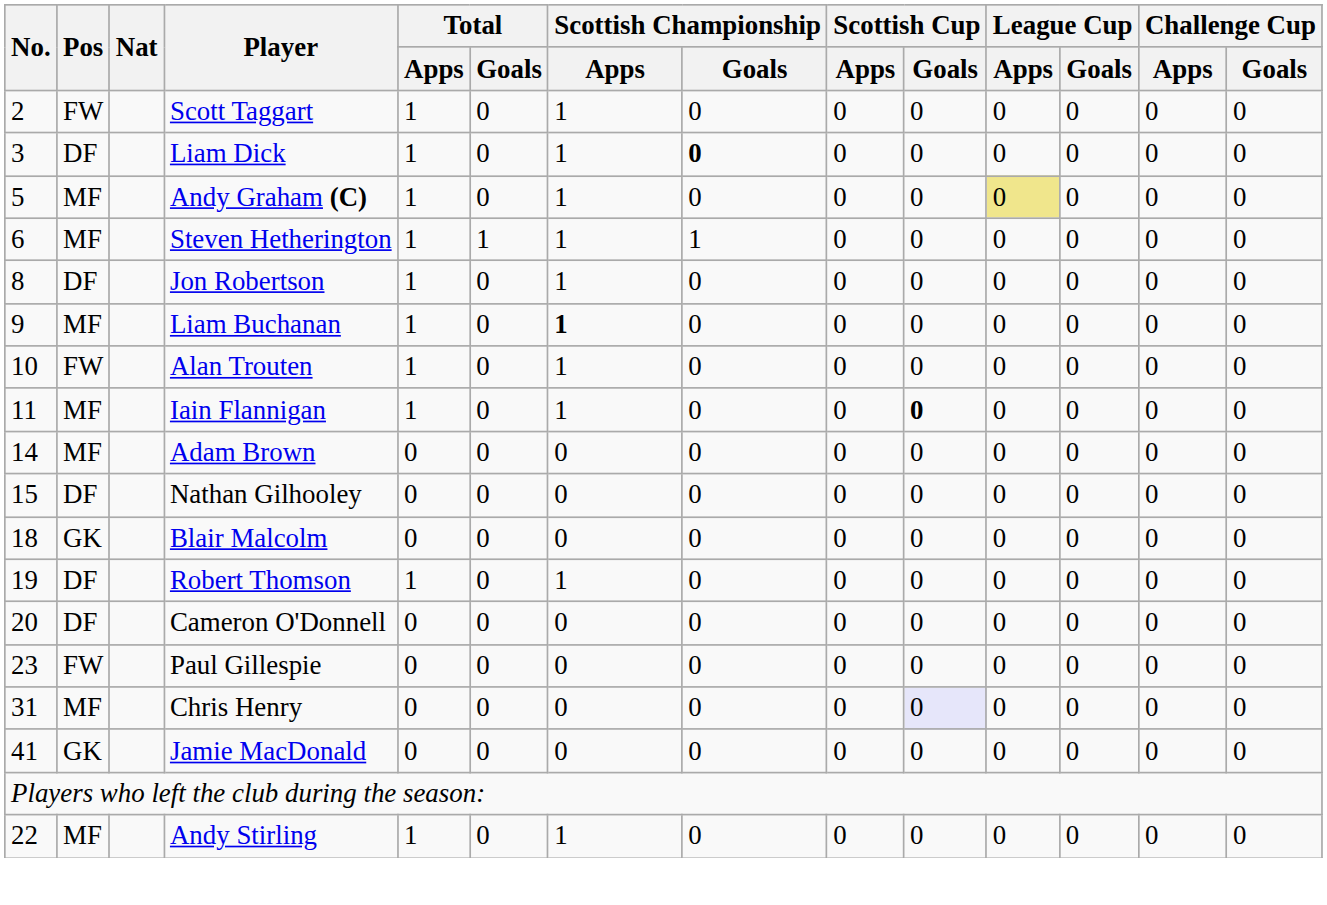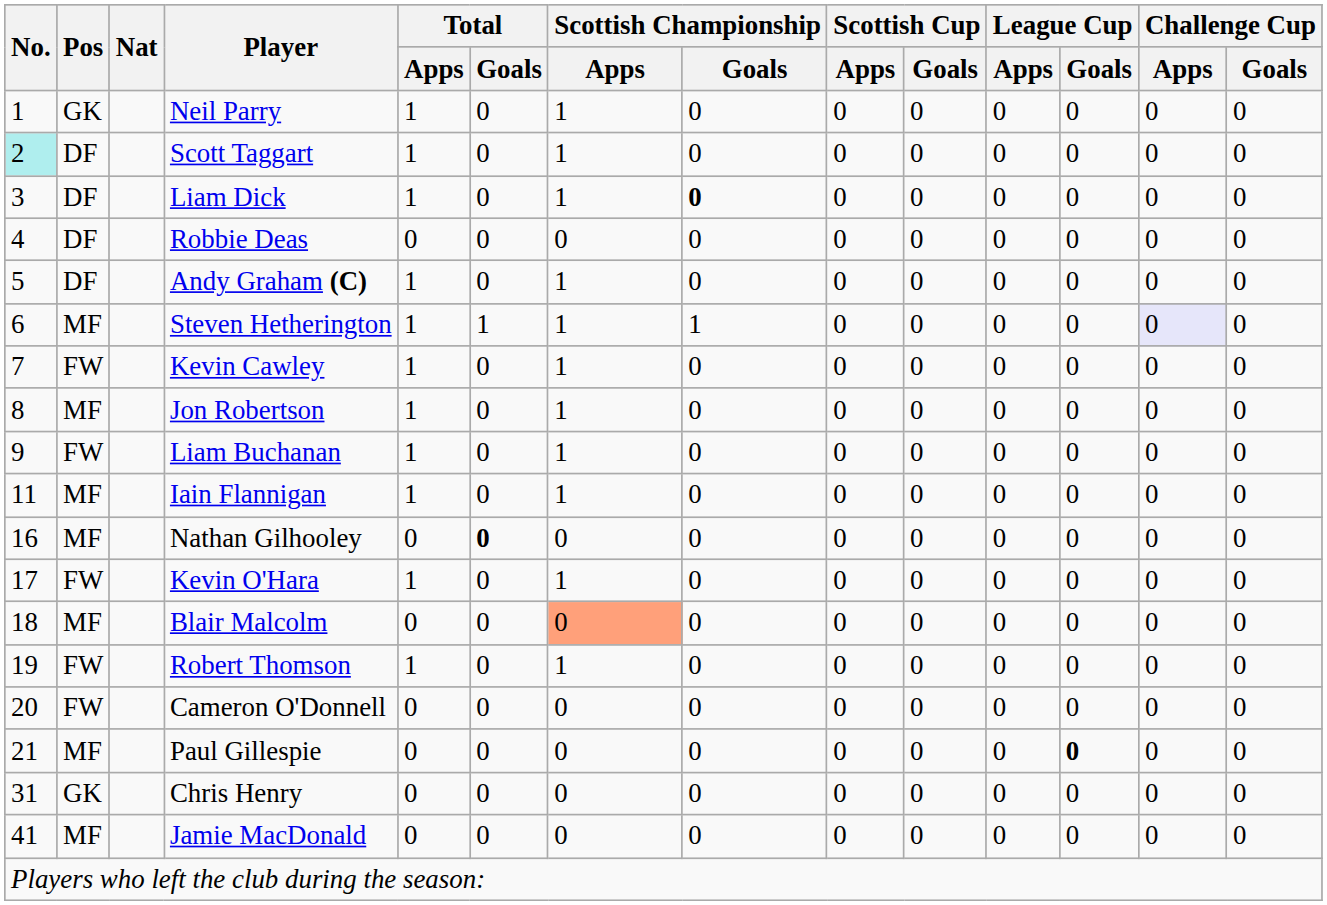+ row: (226, 111)
(18, 111) no background -> (18, 153) paleturquoise background
(83, 111) FW -> (80, 153) DF
+ row: (239, 238)
(82, 196) MF -> (80, 281) DF
(1000, 196) khaki background -> (1000, 281) no background
(1152, 238) no background -> (1152, 324) lavender background
+ row: (247, 366)
(80, 281) DF -> (82, 409) MF
(82, 324) MF -> (83, 452) FW
(561, 324) bold -> (561, 452) normal
- row: (241, 366)
(917, 409) bold -> (917, 494) normal
- row: (243, 452)
(24, 494) 15 -> (24, 537) 16
(80, 494) DF -> (82, 537) MF
(483, 494) normal -> (483, 537) bold
+ row: (244, 580)
(82, 537) GK -> (82, 622) MF
(561, 537) no background -> (561, 622) lightsalmon background
(80, 580) DF -> (83, 665) FW
(80, 622) DF -> (83, 707) FW
(24, 665) 23 -> (24, 750) 21
(83, 665) FW -> (82, 750) MF
(1073, 665) normal -> (1073, 750) bold
(82, 707) MF -> (82, 793) GK
(917, 707) lavender background -> (917, 793) no background
(82, 750) GK -> (82, 835) MF
- row: (243, 835)
